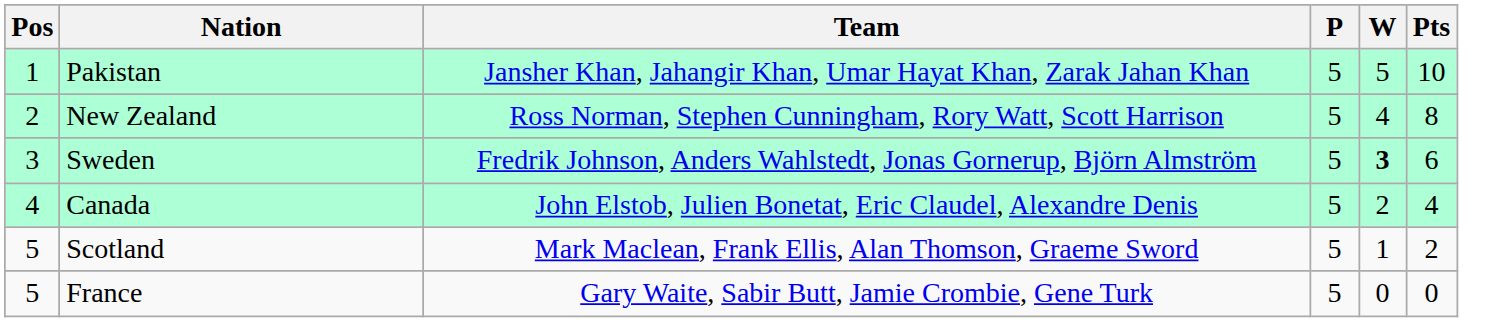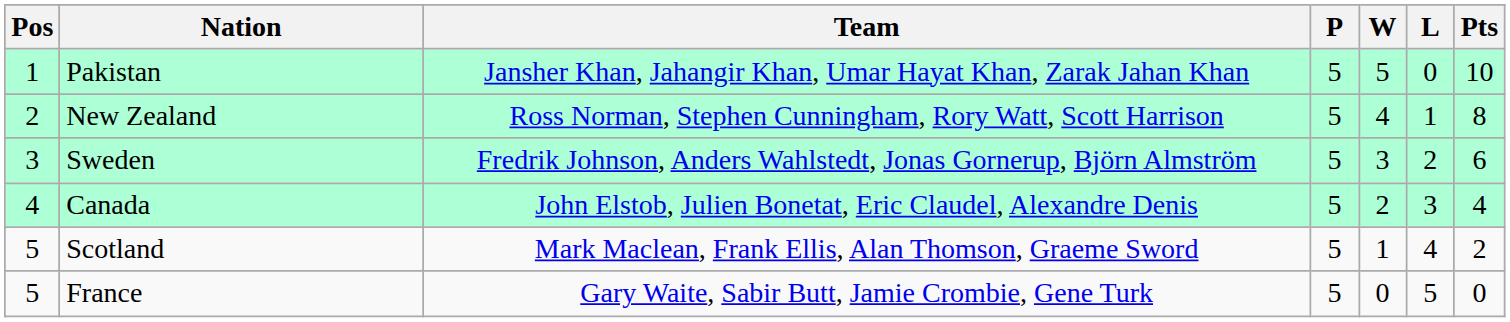+ column: (1430, 26)
(1382, 159) bold -> (1382, 159) normal
